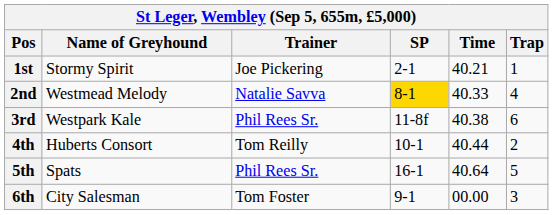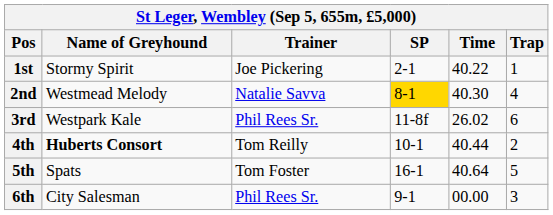(470, 68) 40.21 -> (470, 68) 40.22
(470, 94) 40.33 -> (470, 94) 40.30
(470, 119) 40.38 -> (470, 119) 26.02
(99, 145) normal -> (104, 145) bold
(277, 171) Phil Rees Sr. -> (272, 171) Tom Foster
(272, 196) Tom Foster -> (277, 196) Phil Rees Sr.
